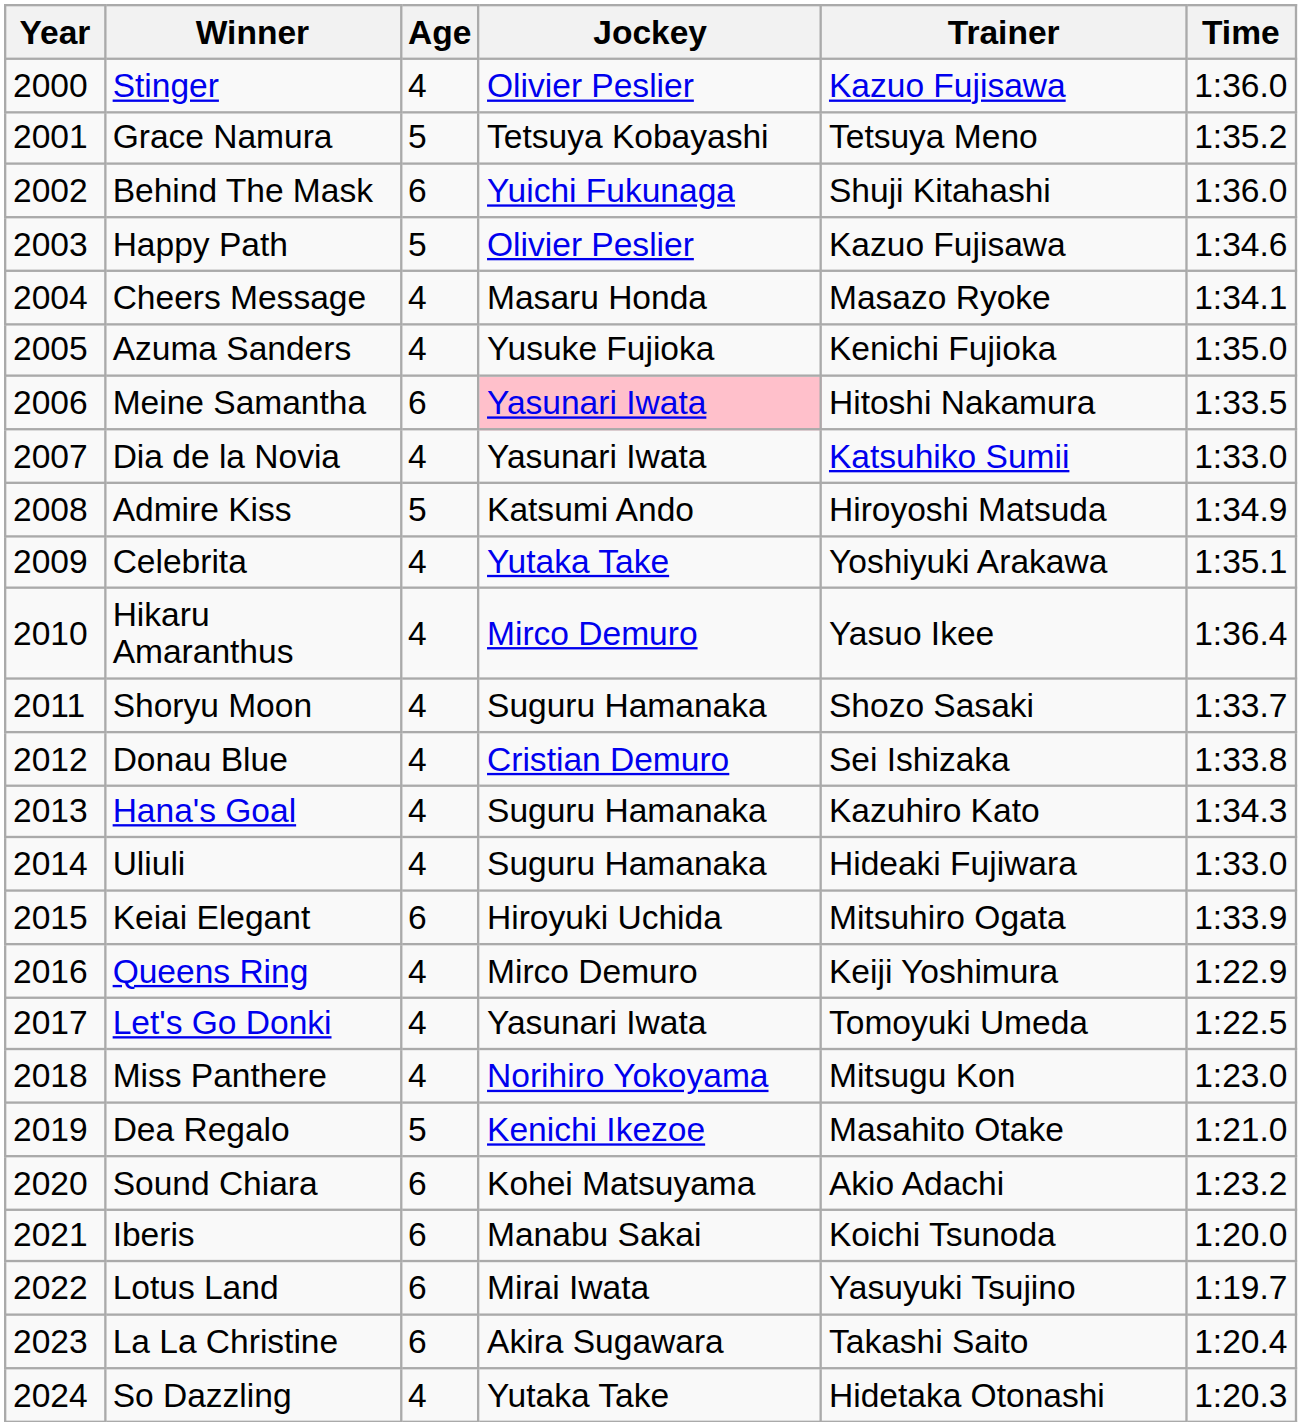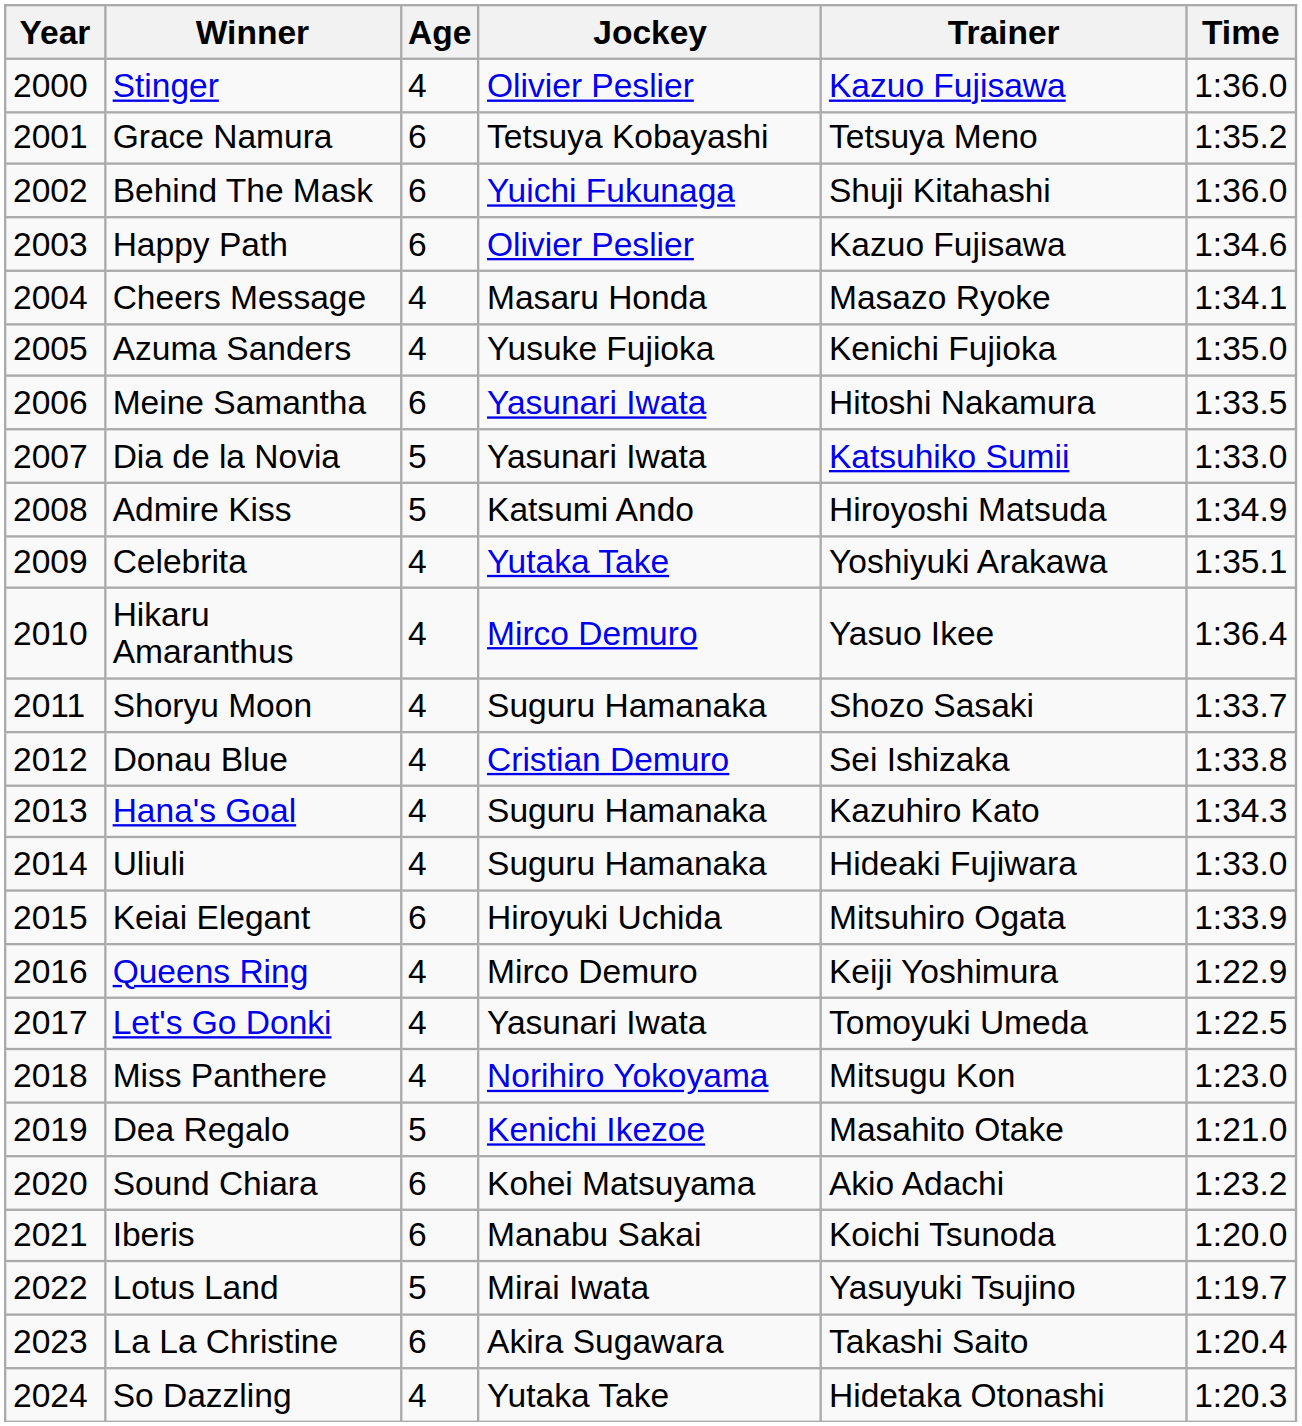(417, 138) 5 -> (417, 138) 6
(417, 244) 5 -> (417, 244) 6
(597, 403) pink background -> (597, 403) no background
(417, 456) 4 -> (417, 456) 5
(417, 1289) 6 -> (417, 1289) 5
